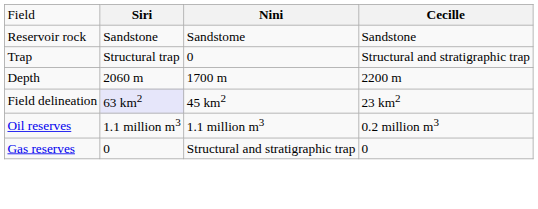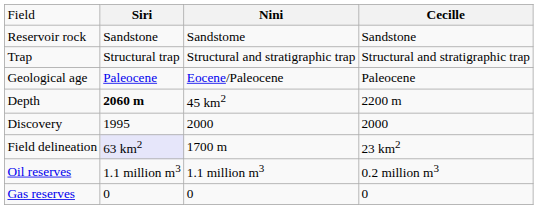(190, 57) 0 -> (271, 57) Structural and stratigraphic trap
+ row: (47, 78)
(123, 78) normal -> (124, 101) bold
(207, 78) 1700 m -> (206, 101) 45 km2
+ row: (35, 123)
(206, 101) 45 km2 -> (207, 146) 1700 m
(271, 148) Structural and stratigraphic trap -> (190, 194) 0
